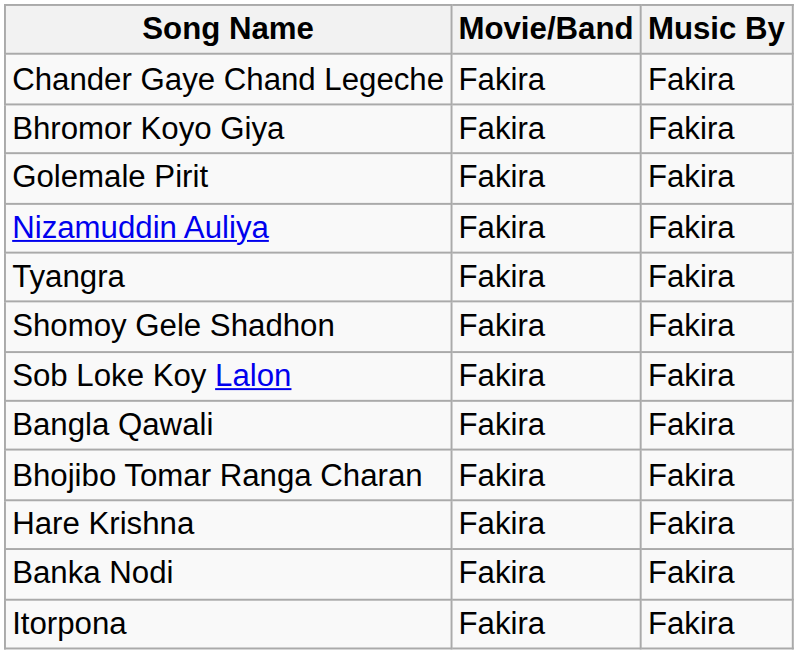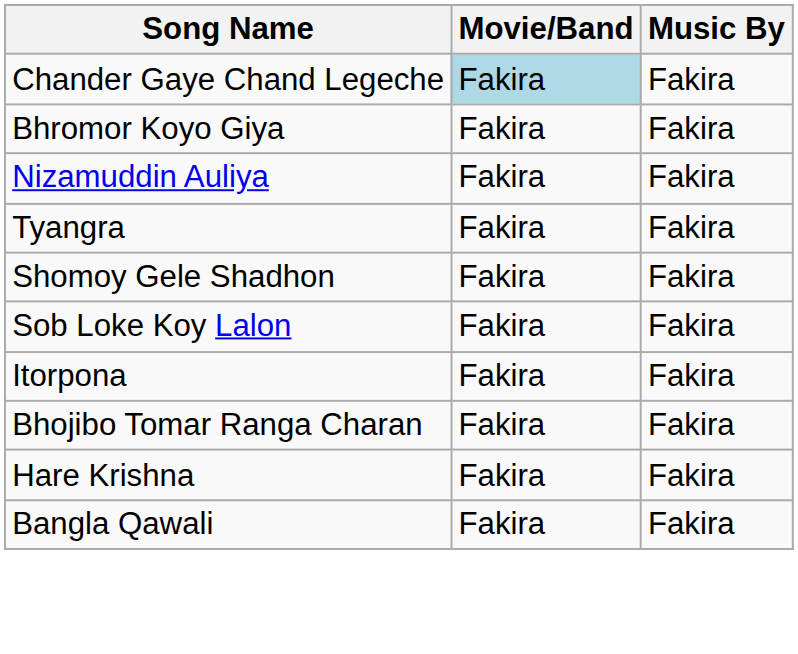(502, 78) no background -> (502, 78) lightblue background
- row: (110, 177)
rows swapped: (69, 623) <-> (113, 425)
- row: (93, 573)
